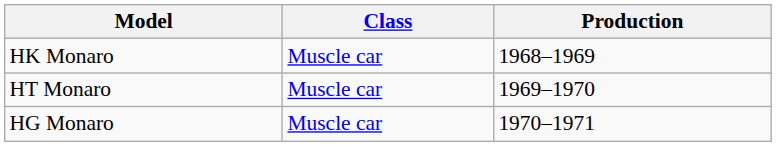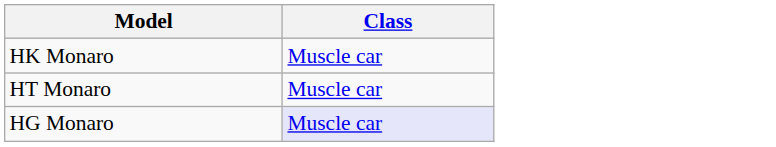- column: (632, 21)
(335, 123) no background -> (335, 123) lavender background
